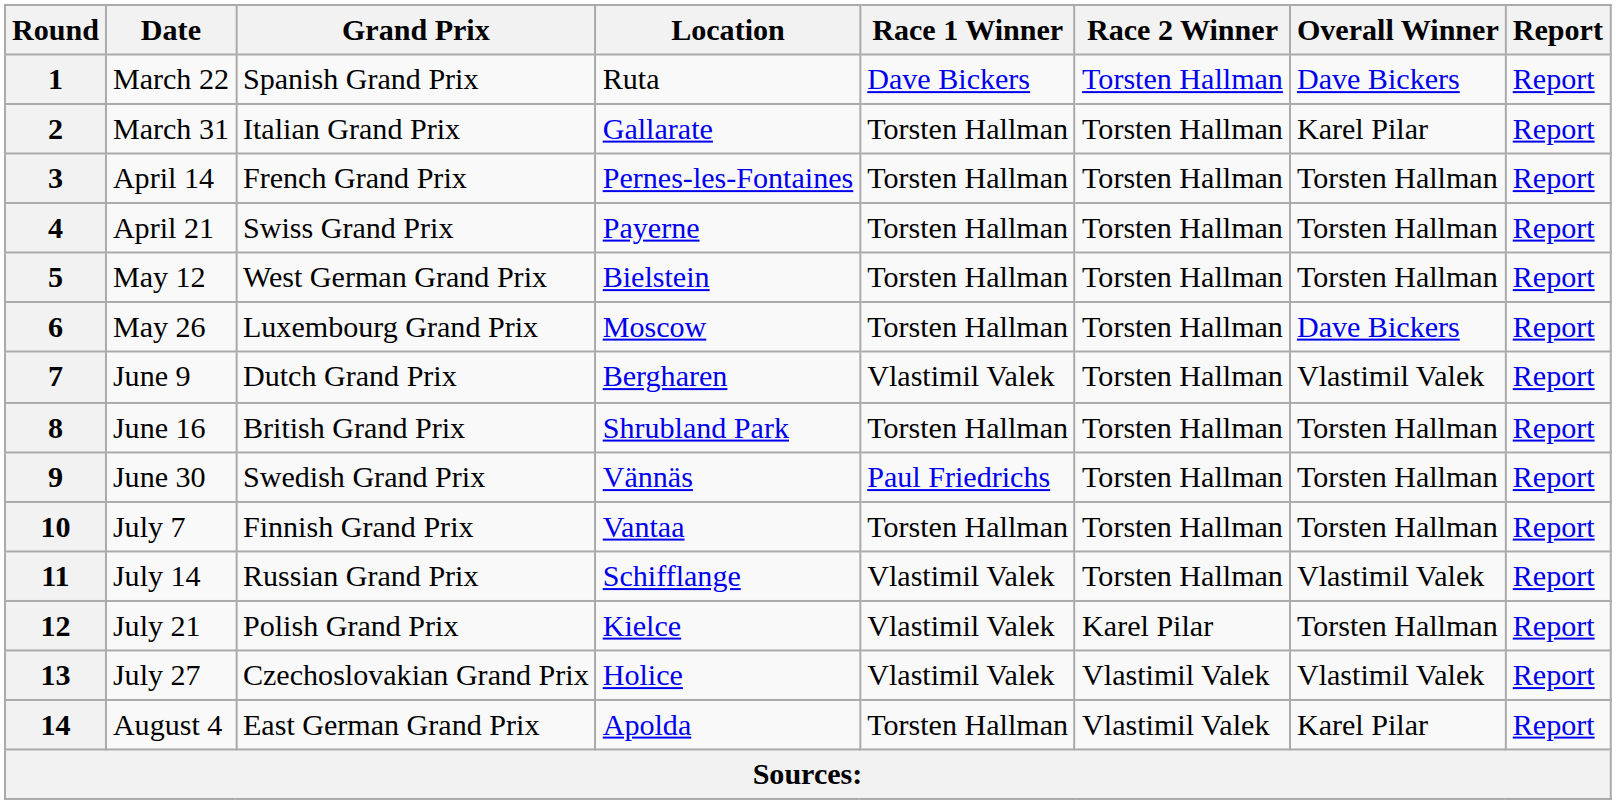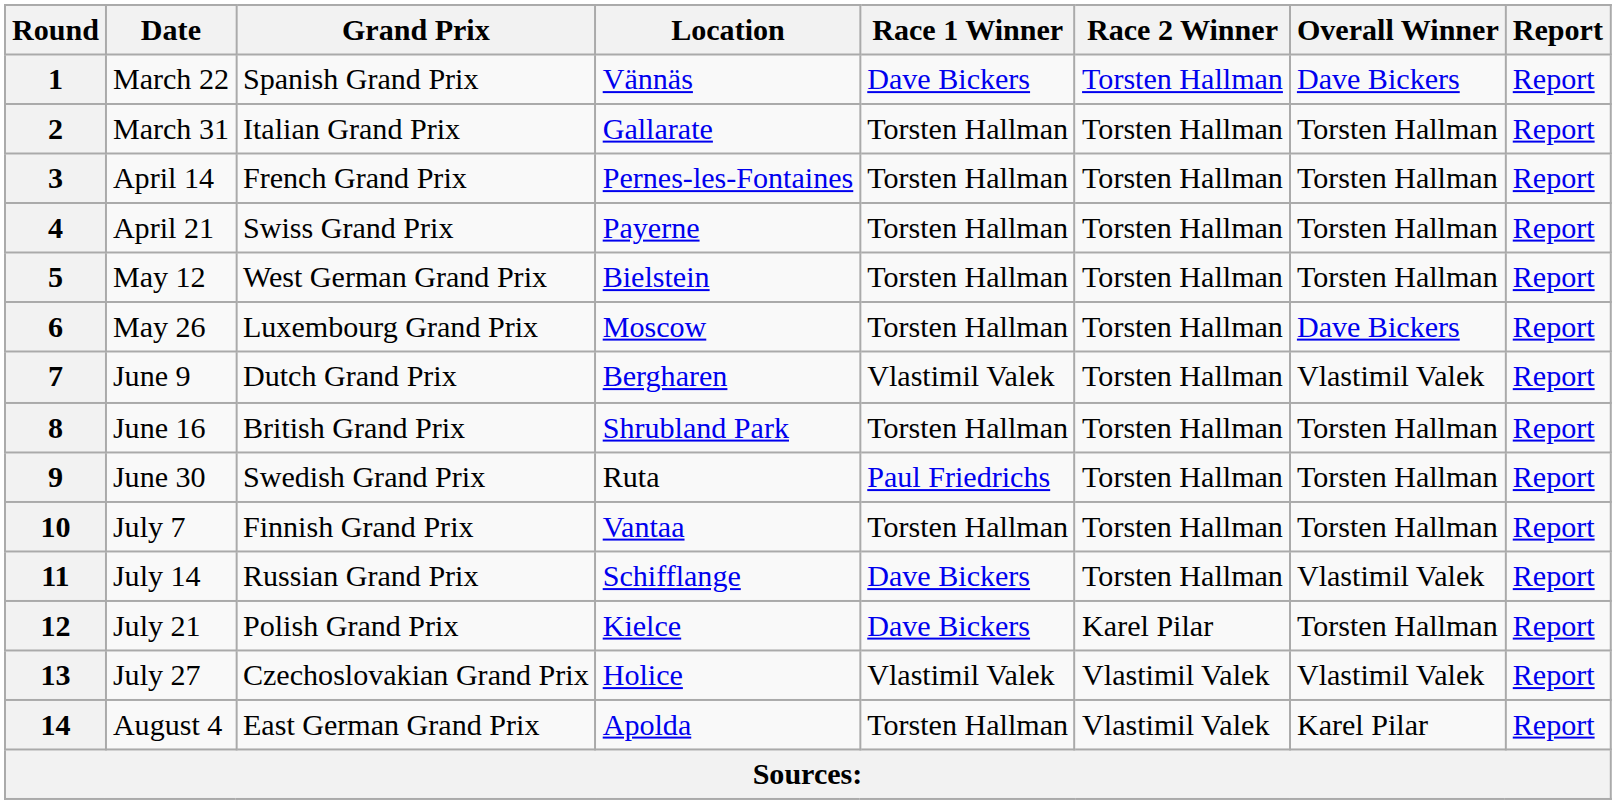(631, 79) Ruta -> (648, 79) Vännäs
(1362, 128) Karel Pilar -> (1397, 128) Torsten Hallman
(648, 476) Vännäs -> (631, 476) Ruta
(961, 575) Vlastimil Valek -> (949, 575) Dave Bickers
(961, 624) Vlastimil Valek -> (949, 624) Dave Bickers
